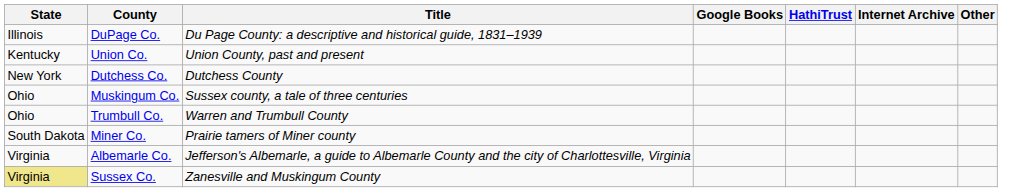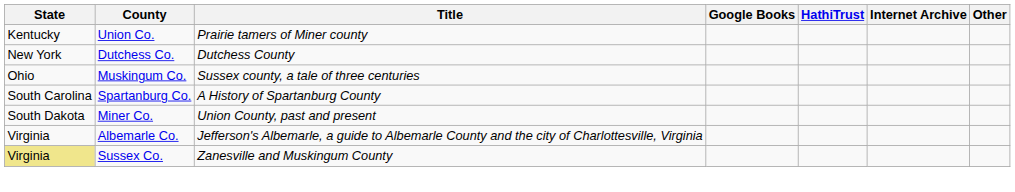- row: (125, 35)
(274, 55) Union County, past and present -> (282, 35) Prairie tamers of Miner county
- row: (127, 116)
+ row: (145, 96)
(270, 136) Prairie tamers of Miner county -> (287, 116) Union County, past and present
